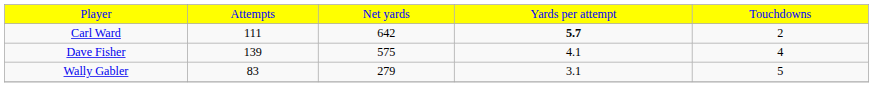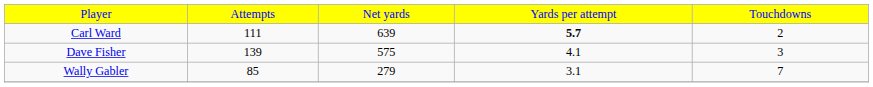(386, 33) 642 -> (386, 33) 639
(780, 52) 4 -> (780, 52) 3
(253, 71) 83 -> (253, 71) 85
(780, 71) 5 -> (780, 71) 7
